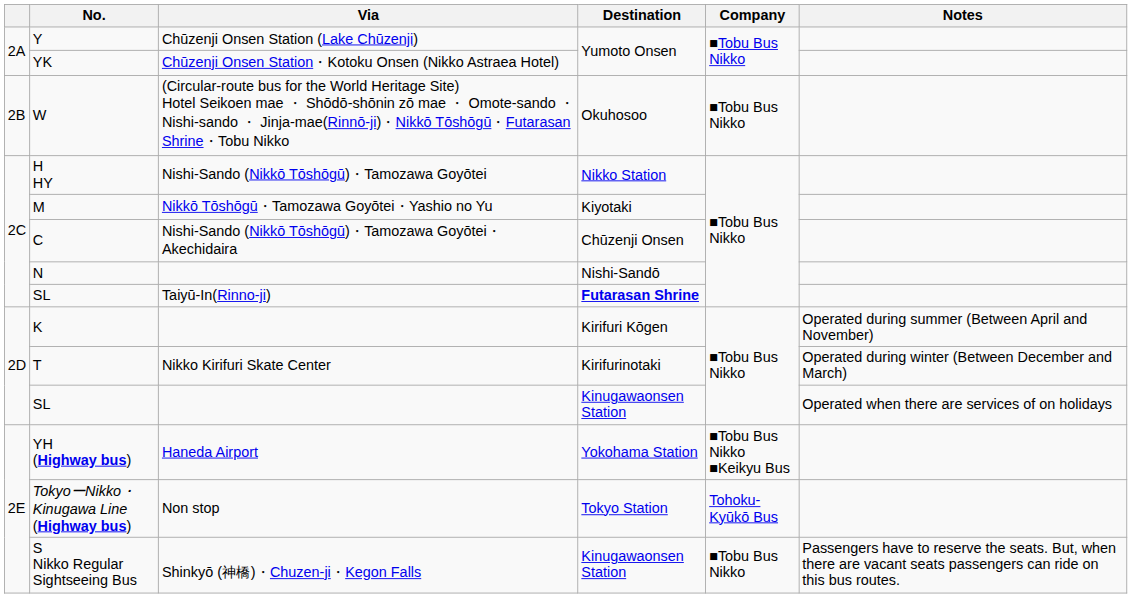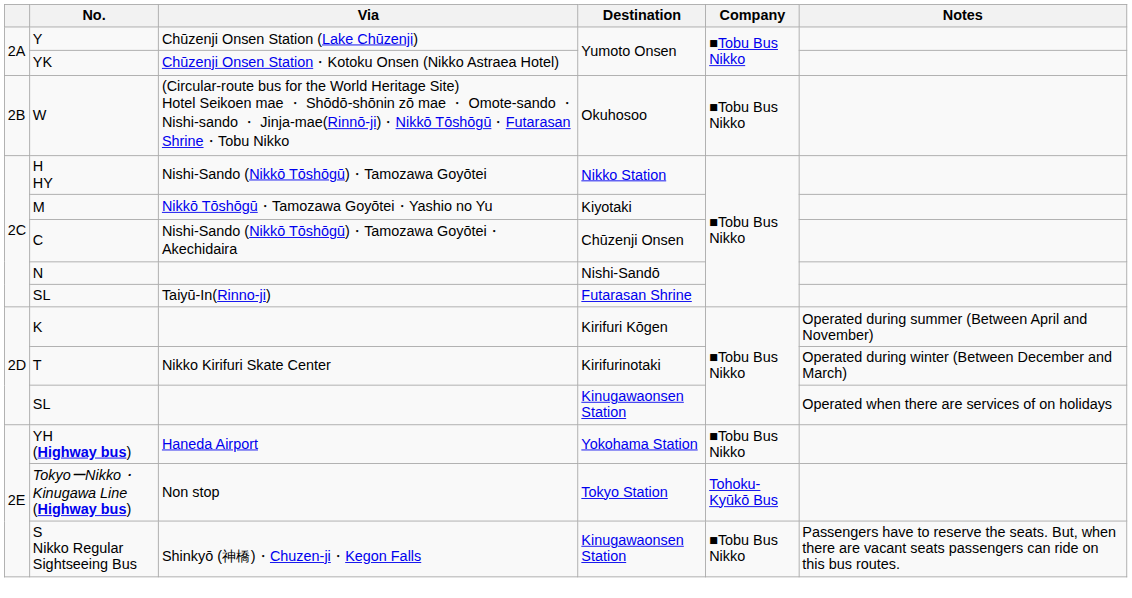(640, 295) bold -> (637, 295) normal
(750, 451) ■Tobu Bus Nikko ■Keikyu Bus -> (744, 443) ■Tobu Bus Nikko
